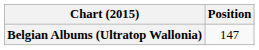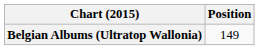(230, 34) 147 -> (230, 34) 149
